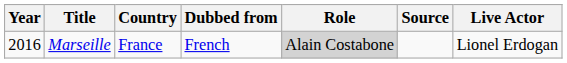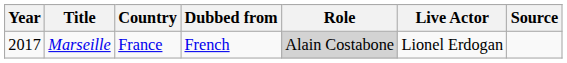columns swapped: (507, 18) <-> (425, 18)
(25, 44) 2016 -> (25, 44) 2017
